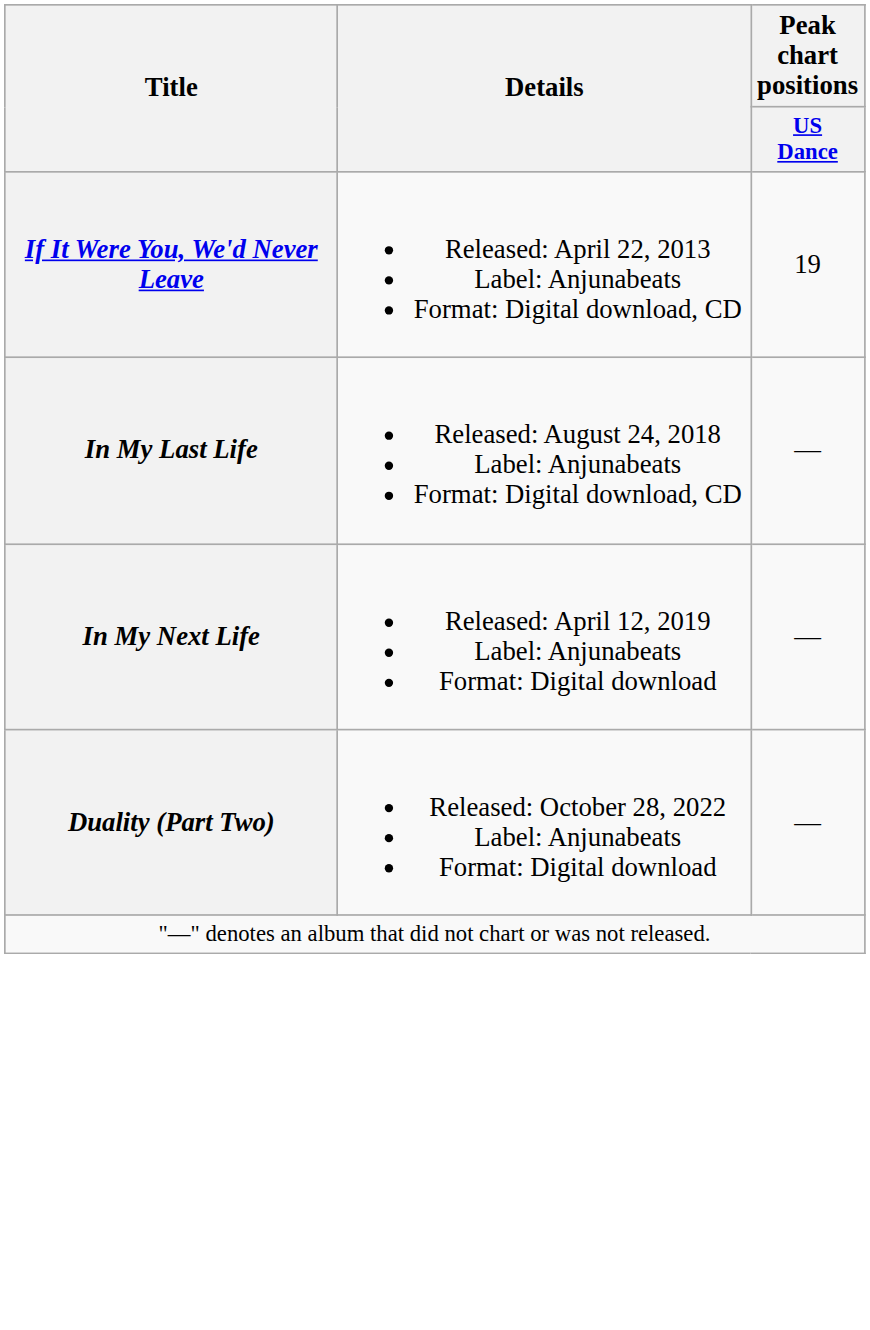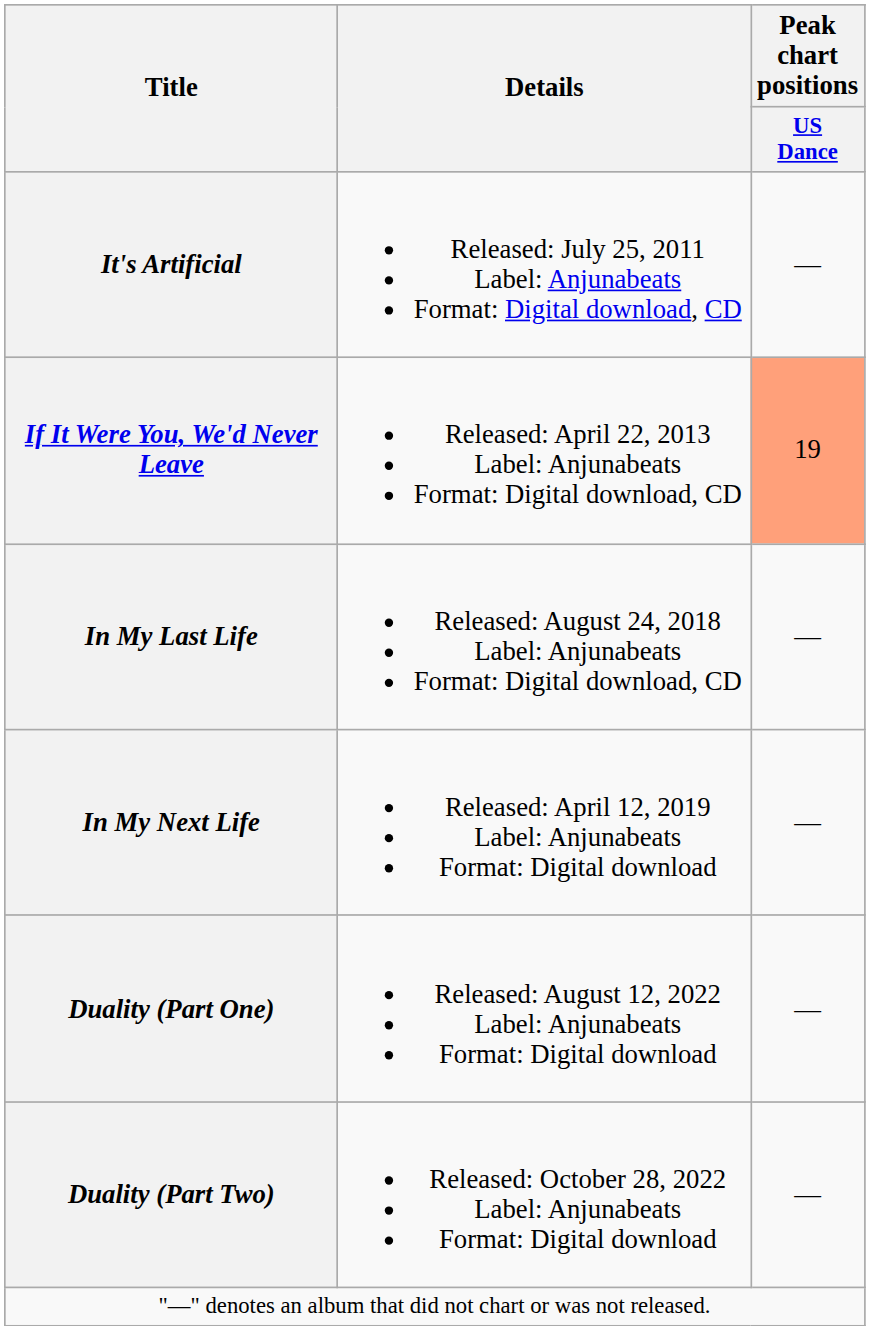+ row: (171, 264)
(808, 264) no background -> (808, 450) lightsalmon background
+ row: (171, 1008)
